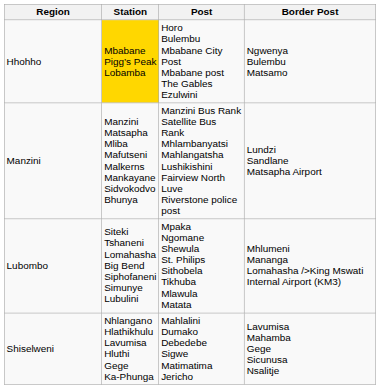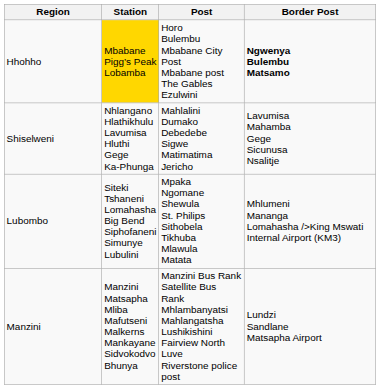(267, 61) normal -> (268, 61) bold
rows swapped: (24, 161) <-> (30, 348)
